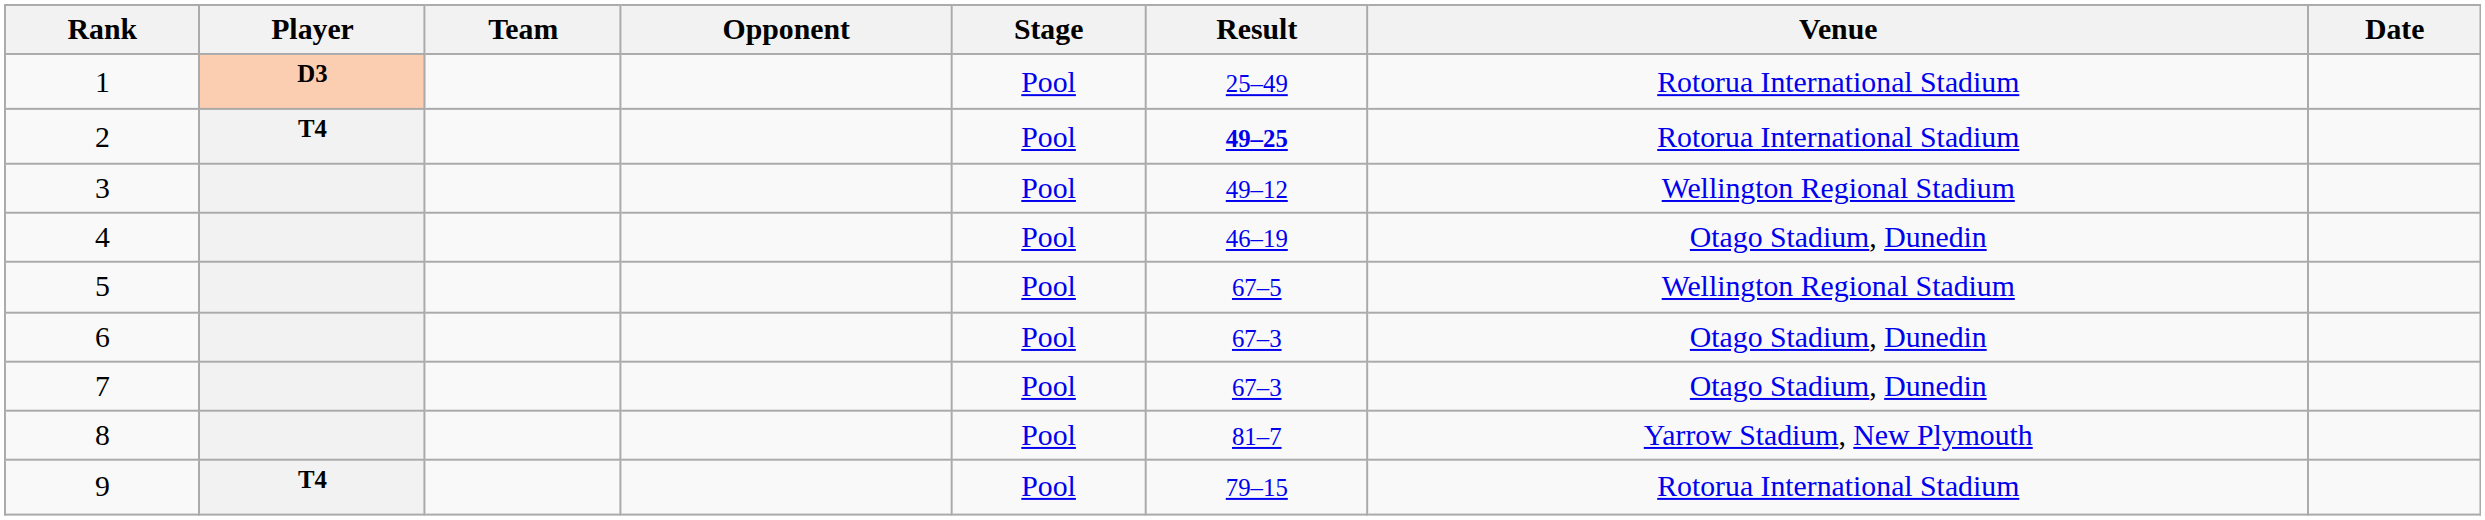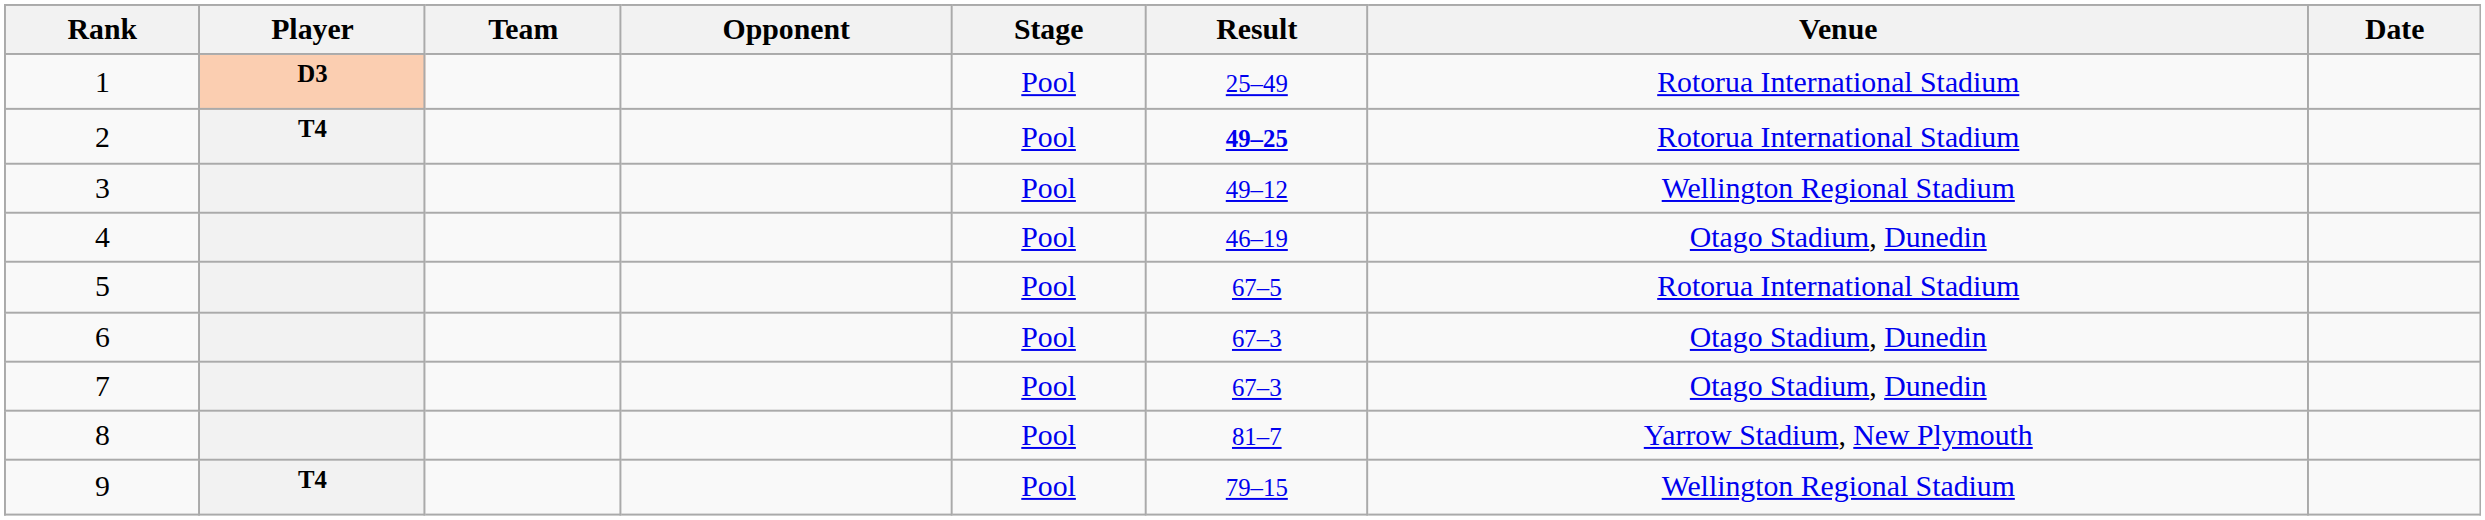(1838, 286) Wellington Regional Stadium -> (1838, 286) Rotorua International Stadium
(1838, 486) Rotorua International Stadium -> (1838, 486) Wellington Regional Stadium
